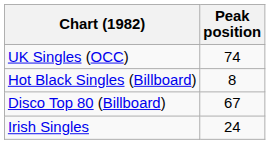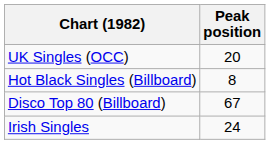(232, 56) 74 -> (232, 56) 20
